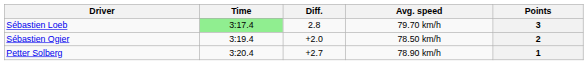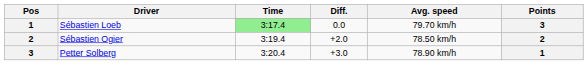+ column: (31, 12)
(314, 26) 2.8 -> (339, 26) 0.0
(314, 53) +2.7 -> (339, 53) +3.0
